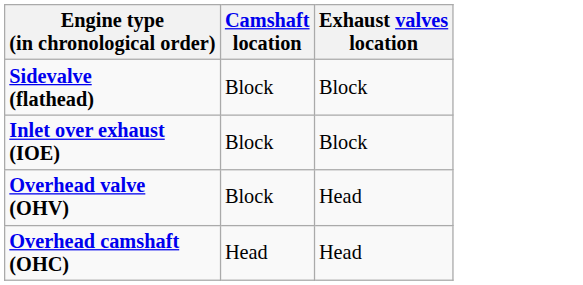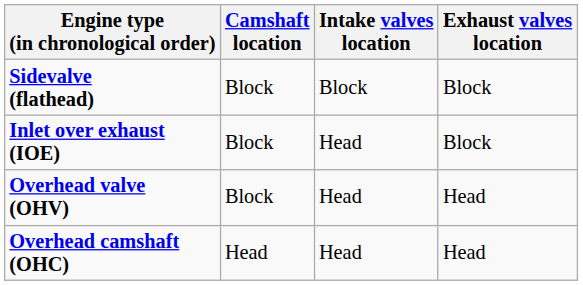+ column: (376, 32)
